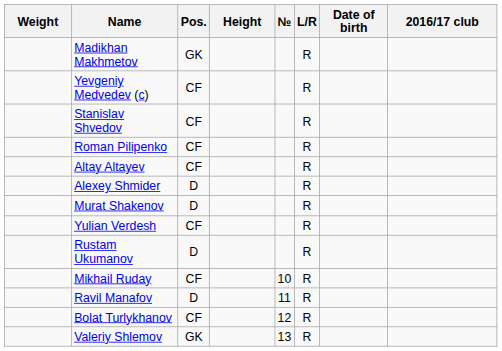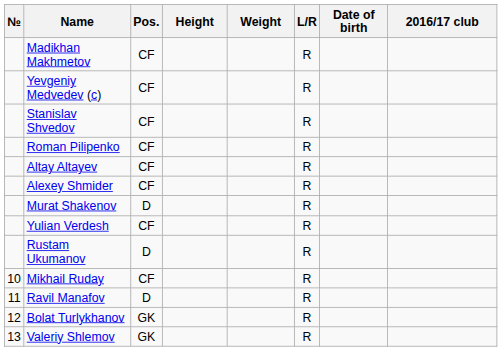columns swapped: (284, 21) <-> (38, 21)
(194, 54) GK -> (146, 54) CF
(194, 186) D -> (146, 186) CF
(194, 317) CF -> (146, 317) GK
